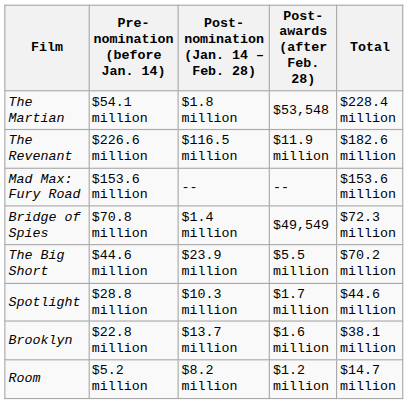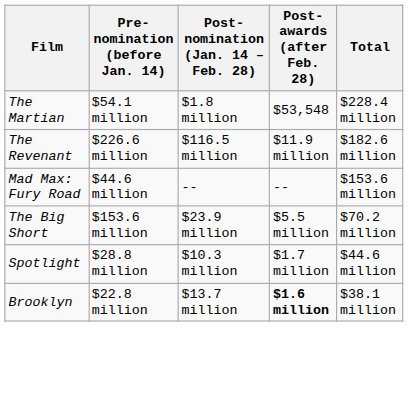(120, 187) $153.6 million -> (120, 187) $44.6 million
- row: (44, 225)
(120, 264) $44.6 million -> (120, 225) $153.6 million
(301, 341) normal -> (301, 302) bold
- row: (24, 379)
